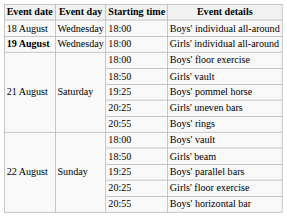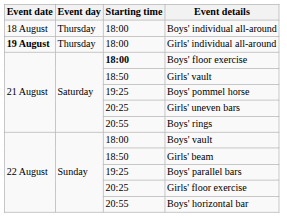(81, 28) Wednesday -> (77, 28) Thursday
(81, 44) Wednesday -> (77, 44) Thursday
(120, 60) normal -> (117, 60) bold
